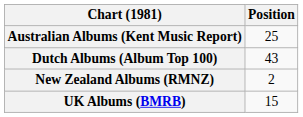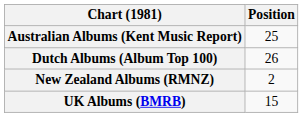(271, 58) 43 -> (271, 58) 26
